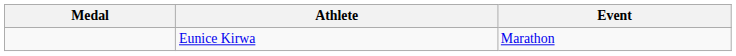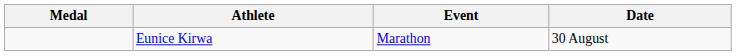+ column: (640, 16)
